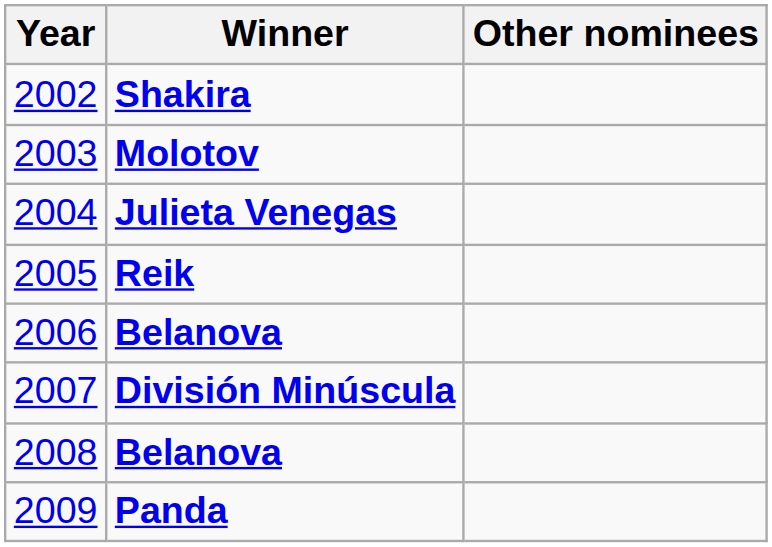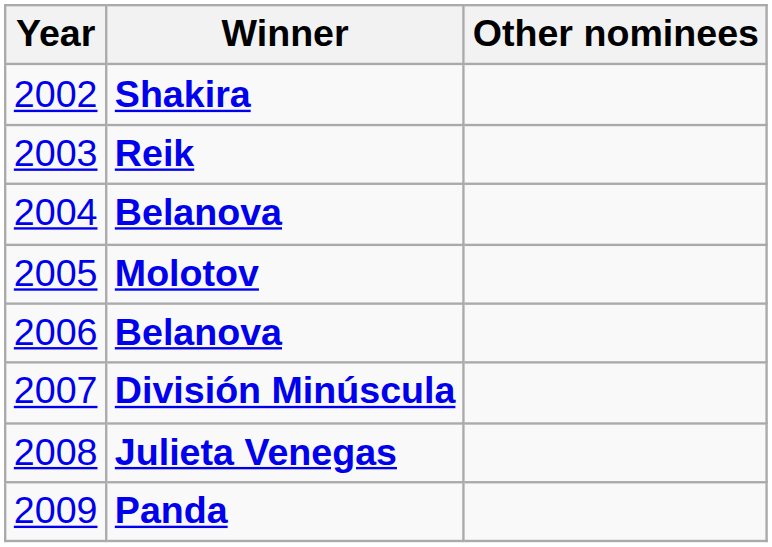(187, 153) Molotov -> (155, 153) Reik
(256, 213) Julieta Venegas -> (198, 213) Belanova
(155, 272) Reik -> (187, 272) Molotov
(198, 451) Belanova -> (256, 451) Julieta Venegas
